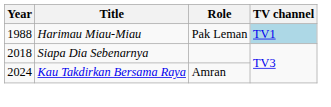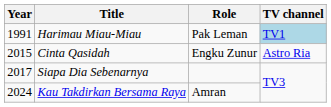(20, 33) 1988 -> (20, 33) 1991
+ row: (74, 53)
(20, 53) 2018 -> (20, 72) 2017
